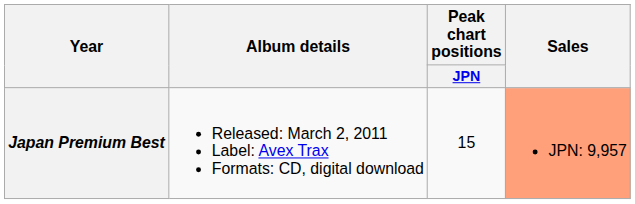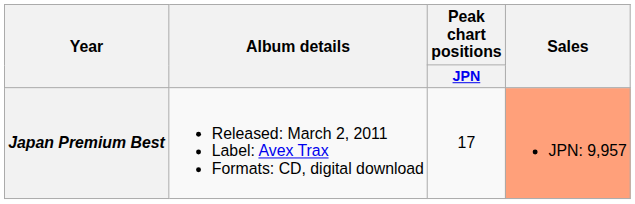(466, 142) 15 -> (466, 142) 17
